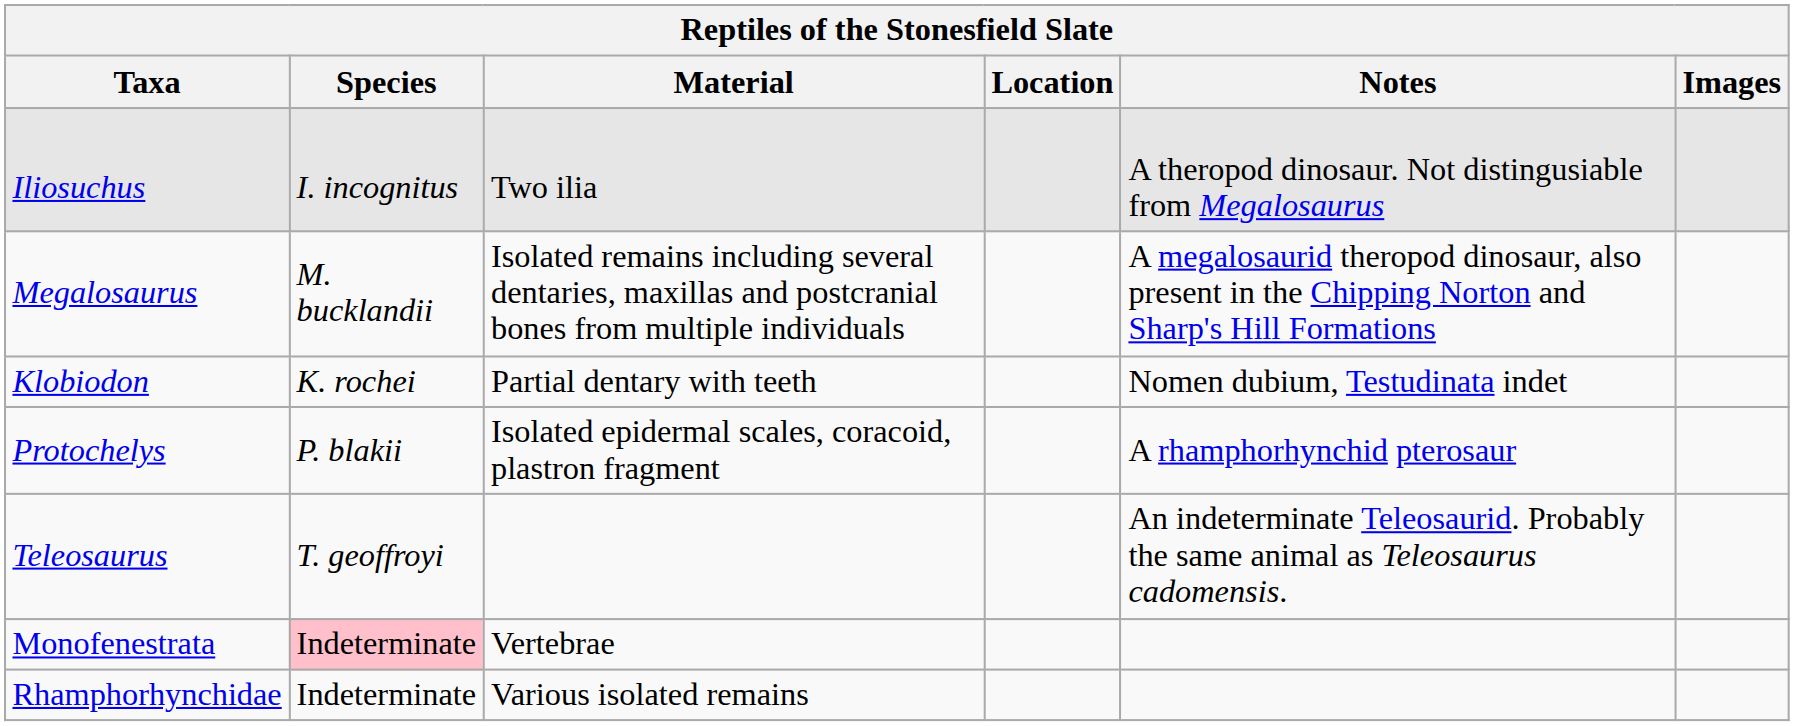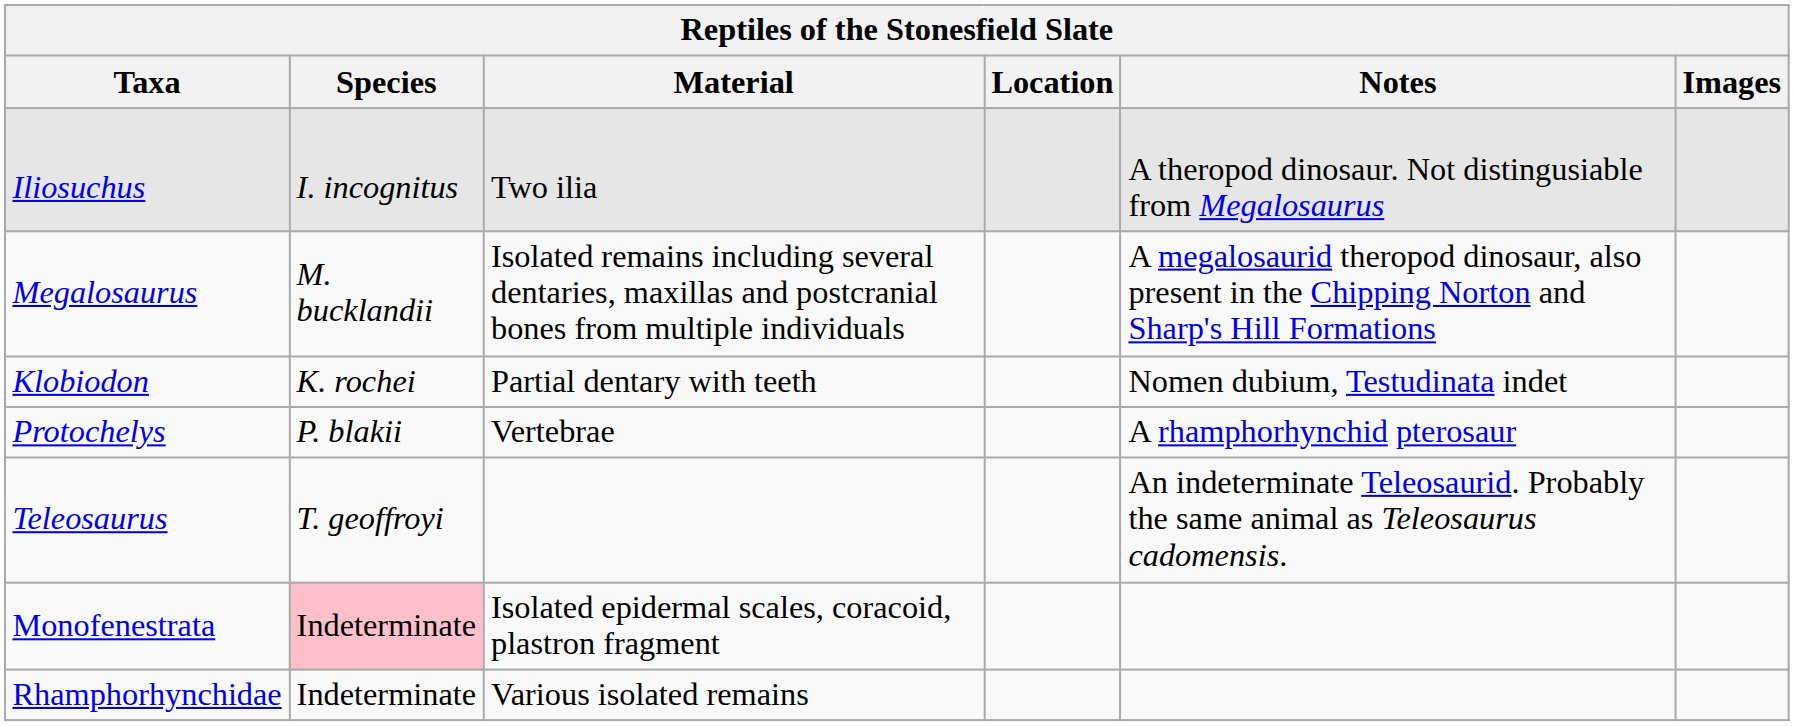(721, 450) Isolated epidermal scales, coracoid, plastron fragment -> (553, 431) Vertebrae
(553, 643) Vertebrae -> (721, 625) Isolated epidermal scales, coracoid, plastron fragment
